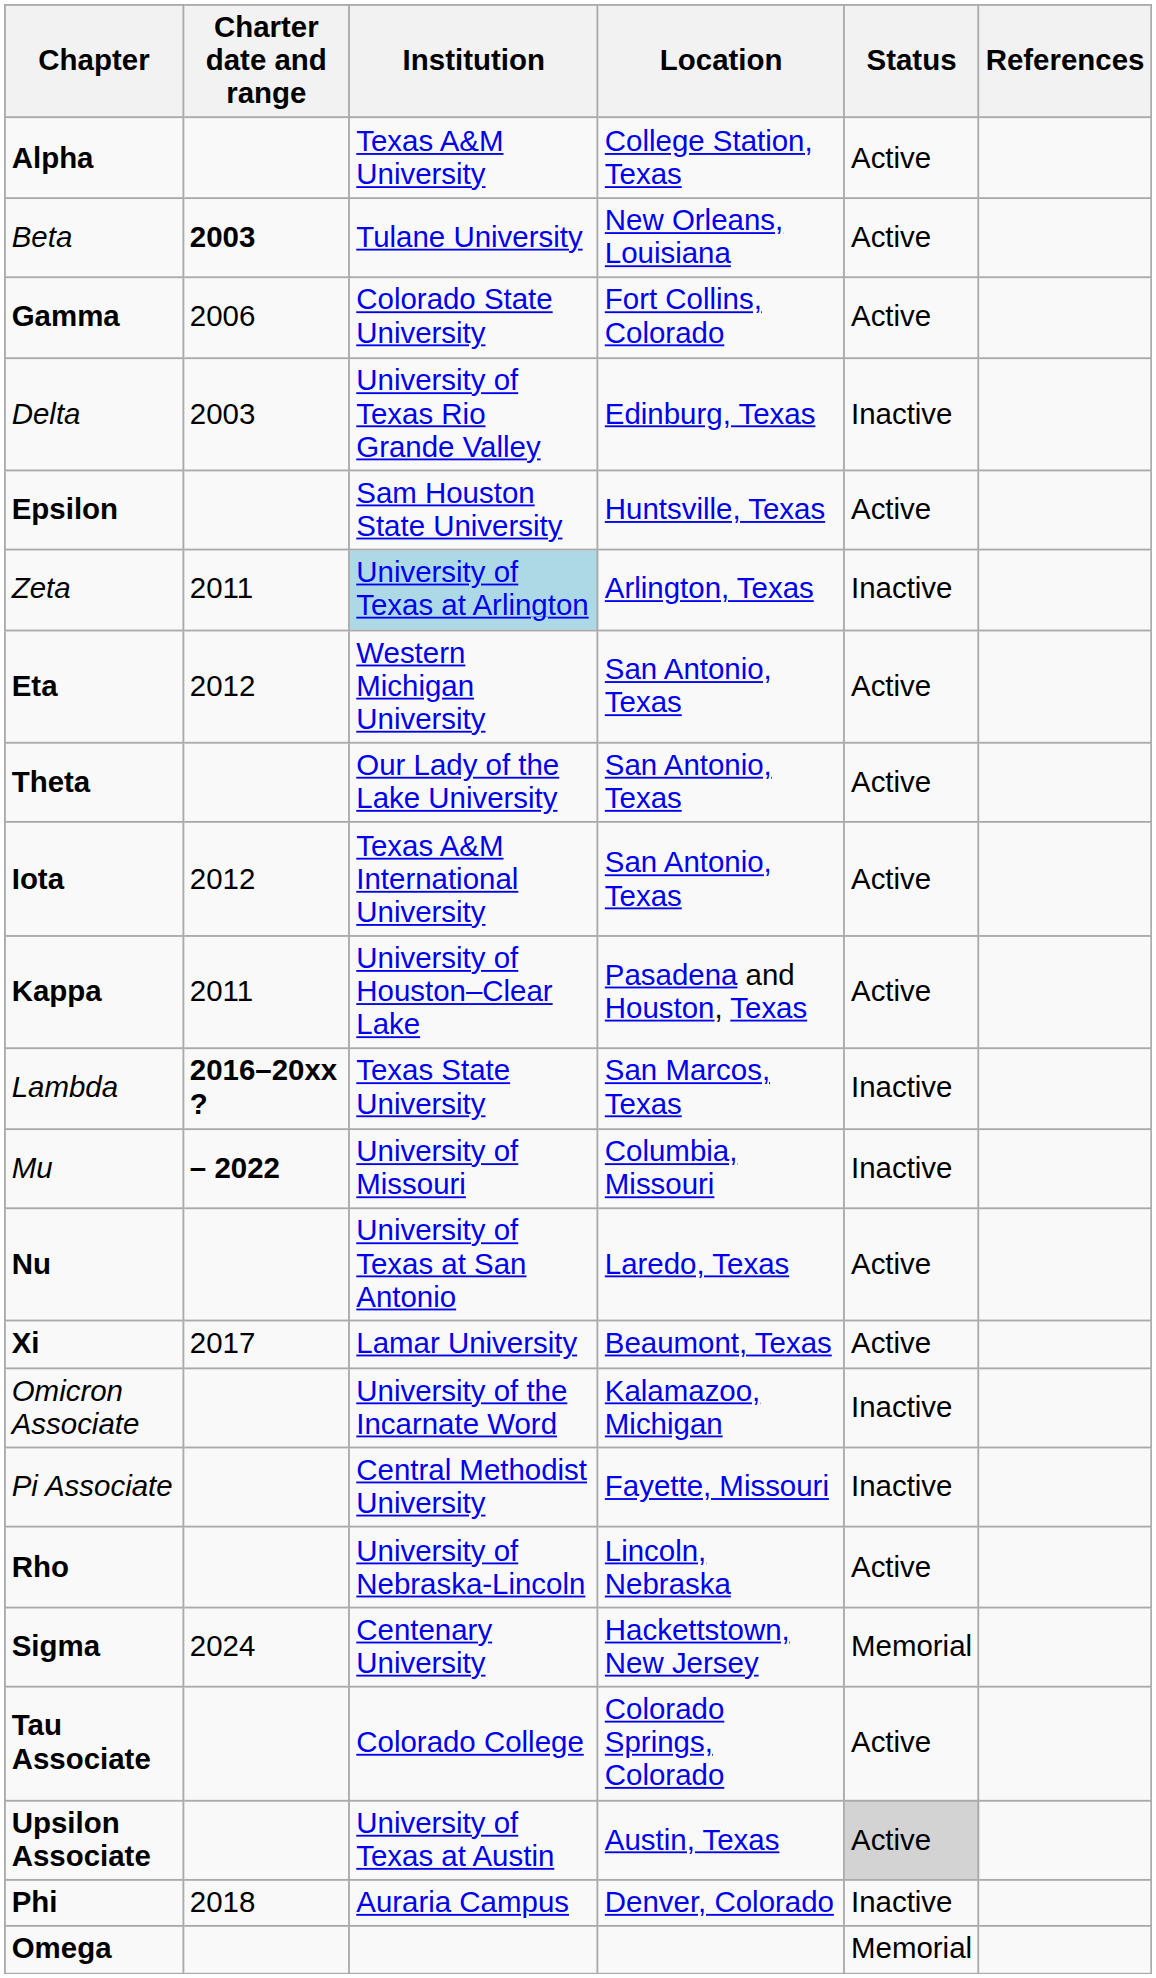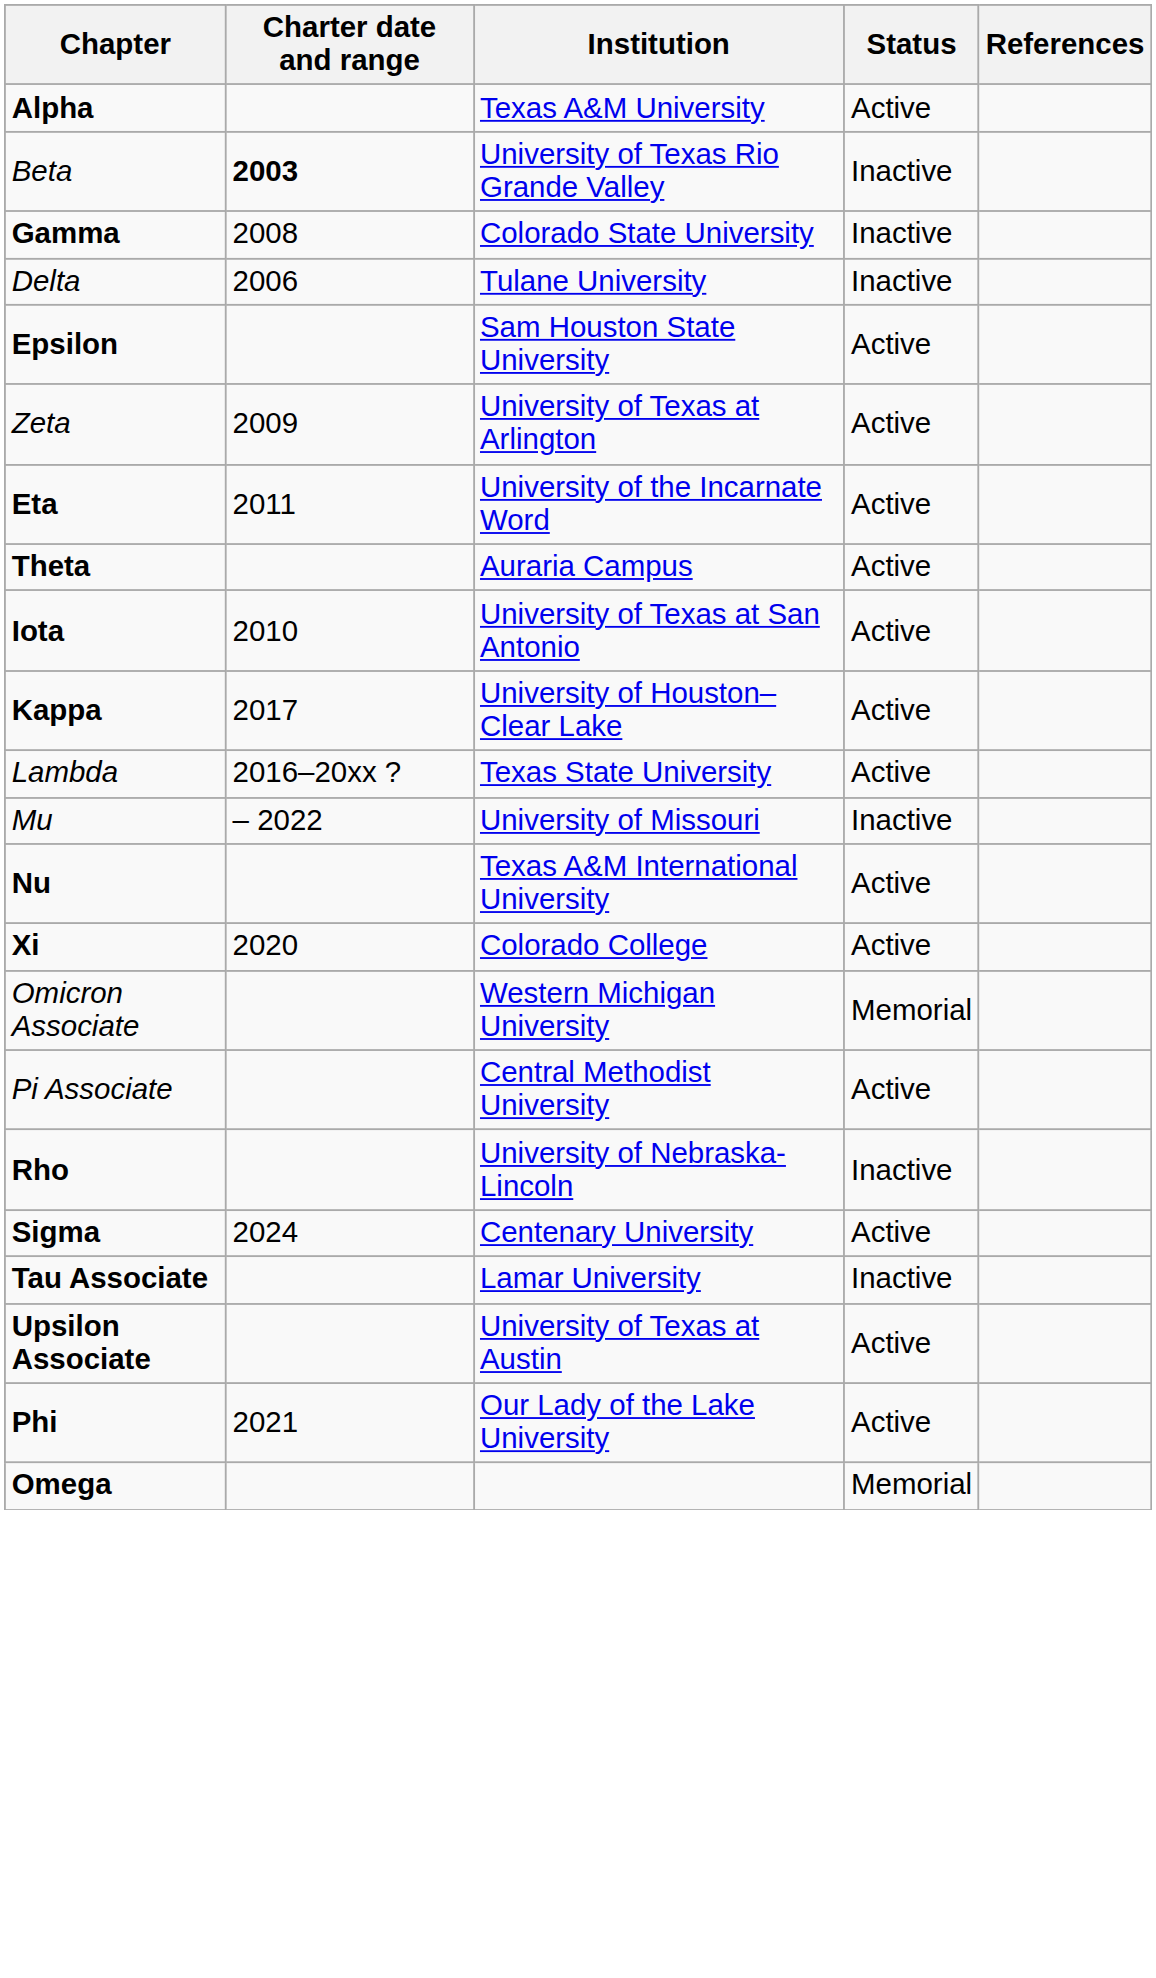- column: (721, 60)
(469, 237) Tulane University -> (629, 170) University of Texas Rio Grande Valley
(891, 237) Active -> (902, 170) Inactive
(223, 316) 2006 -> (265, 234) 2008
(891, 316) Active -> (902, 234) Inactive
(223, 413) 2003 -> (265, 280) 2006
(448, 413) University of Texas Rio Grande Valley -> (593, 280) Tulane University
(221, 589) 2011 -> (265, 423) 2009
(472, 589) lightblue background -> (620, 423) no background
(902, 589) Inactive -> (891, 423) Active
(223, 685) 2012 -> (264, 503) 2011
(421, 685) Western Michigan University -> (651, 503) University of the Incarnate Word
(458, 782) Our Lady of the Lake University -> (586, 566) Auraria Campus
(223, 878) 2012 -> (265, 630) 2010
(437, 878) Texas A&M International University -> (650, 630) University of Texas at San Antonio
(221, 991) 2011 -> (265, 710) 2017
(264, 1087) bold -> (317, 773) normal
(902, 1087) Inactive -> (891, 773) Active
(235, 1167) bold -> (278, 819) normal
(441, 1264) University of Texas at San Antonio -> (639, 883) Texas A&M International University
(223, 1343) 2017 -> (265, 946) 2020
(467, 1343) Lamar University -> (594, 946) Colorado College
(462, 1407) University of the Incarnate Word -> (598, 1009) Western Michigan University
(902, 1407) Inactive -> (912, 1009) Memorial
(902, 1486) Inactive -> (891, 1089) Active
(891, 1566) Active -> (902, 1169) Inactive
(912, 1646) Memorial -> (891, 1232) Active
(470, 1742) Colorado College -> (590, 1279) Lamar University
(891, 1742) Active -> (902, 1279) Inactive
(891, 1839) lightgrey background -> (891, 1342) no background
(223, 1902) 2018 -> (265, 1422) 2021
(463, 1902) Auraria Campus -> (617, 1422) Our Lady of the Lake University
(902, 1902) Inactive -> (891, 1422) Active
